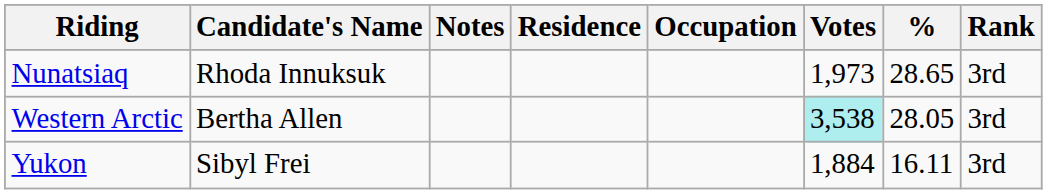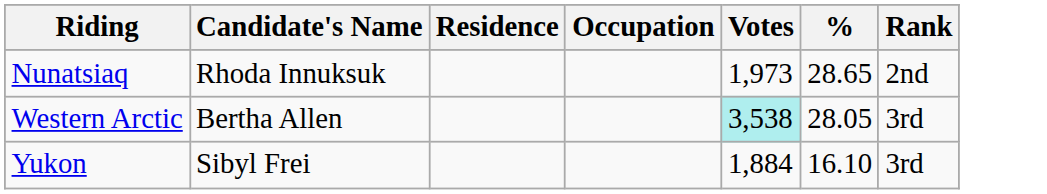- column: (470, 27)
(987, 73) 3rd -> (907, 73) 2nd
(921, 164) 16.11 -> (840, 164) 16.10
